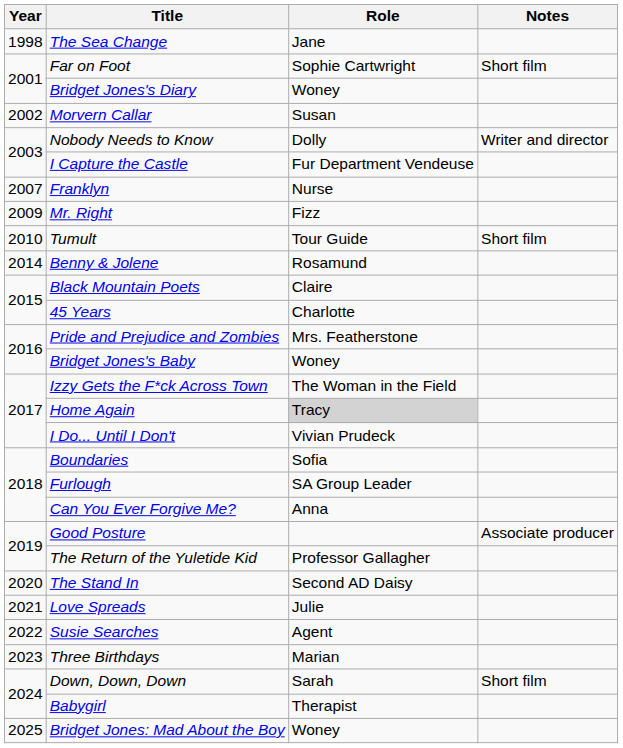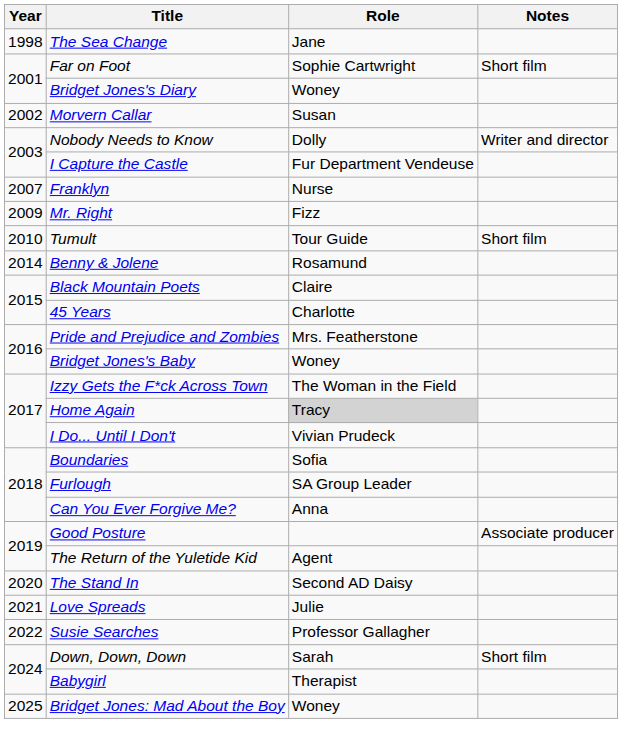(361, 558) Professor Gallagher -> (312, 558) Agent
(312, 632) Agent -> (361, 632) Professor Gallagher
- row: (105, 656)
